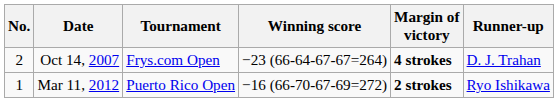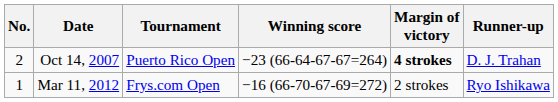(173, 60) Frys.com Open -> (181, 60) Puerto Rico Open
(181, 85) Puerto Rico Open -> (173, 85) Frys.com Open
(423, 85) bold -> (421, 85) normal
